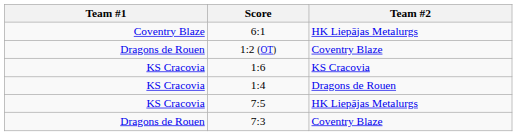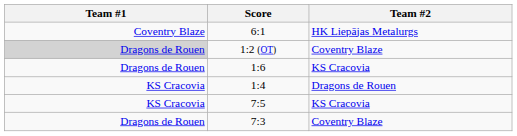(162, 49) no background -> (162, 49) lightgrey background
(176, 67) KS Cracovia -> (162, 67) Dragons de Rouen
(365, 103) HK Liepājas Metalurgs -> (341, 103) KS Cracovia
